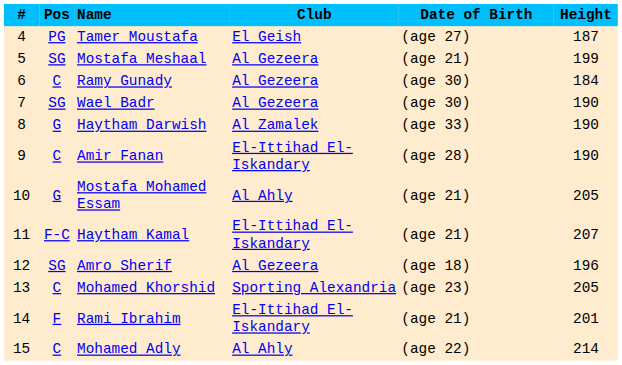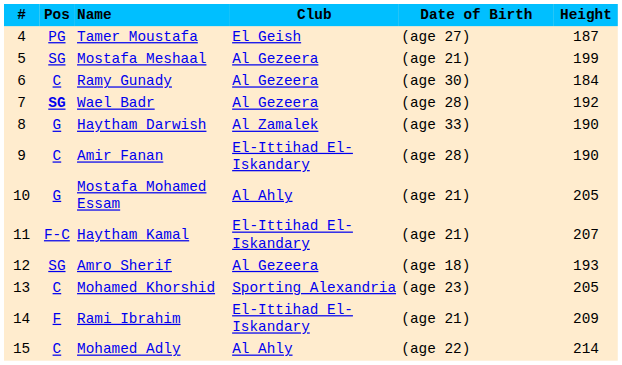(57, 104) normal -> (57, 104) bold
(436, 104) (age 30) -> (436, 104) (age 28)
(586, 104) 190 -> (586, 104) 192
(586, 266) 196 -> (586, 266) 193
(586, 319) 201 -> (586, 319) 209
